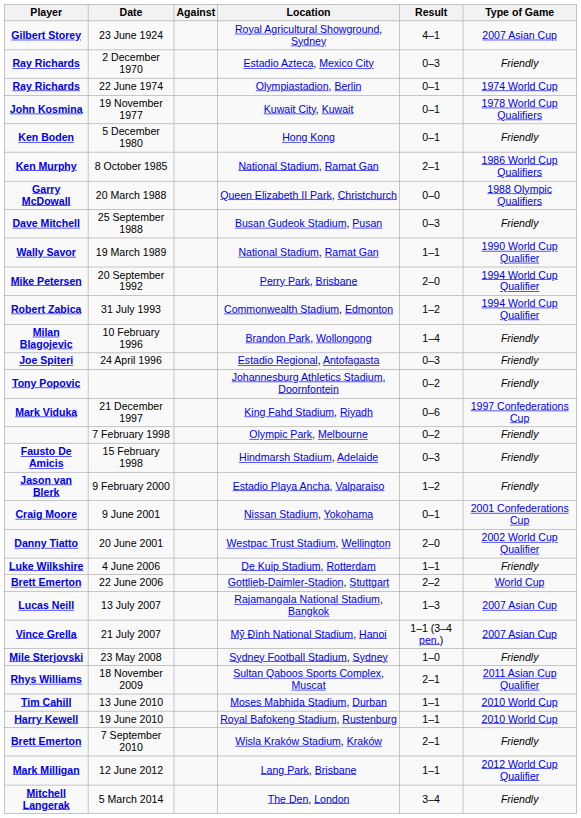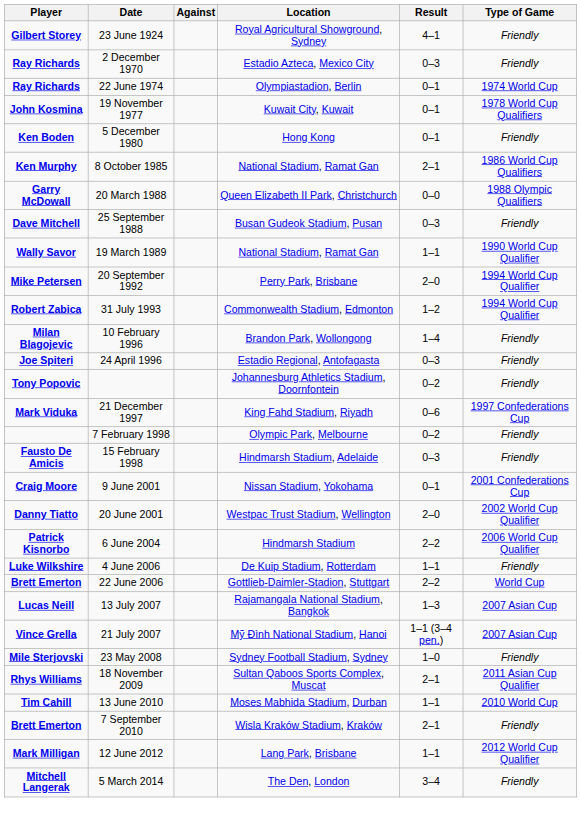(520, 35) 2007 Asian Cup -> (520, 35) Friendly
- row: (131, 486)
+ row: (131, 543)
- row: (131, 719)
